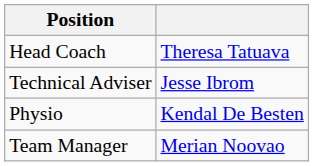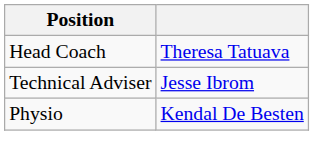- row: (68, 144)
